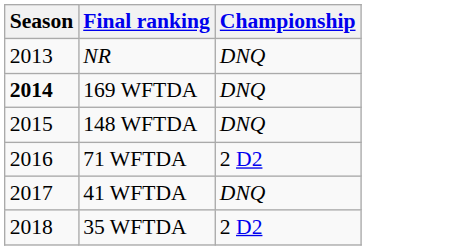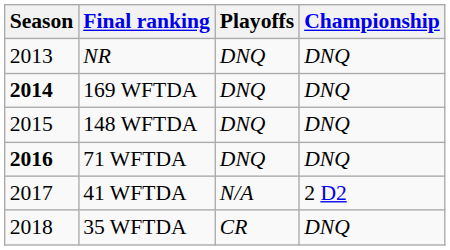+ column: (257, 21)
(31, 158) normal -> (31, 158) bold
(241, 158) 2 D2 -> (327, 158) DNQ
(243, 192) DNQ -> (325, 192) 2 D2
(241, 227) 2 D2 -> (327, 227) DNQ
